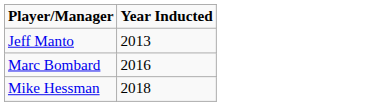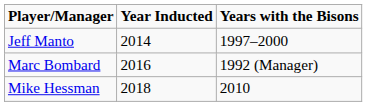+ column: (289, 16)
(136, 40) 2013 -> (136, 40) 2014
